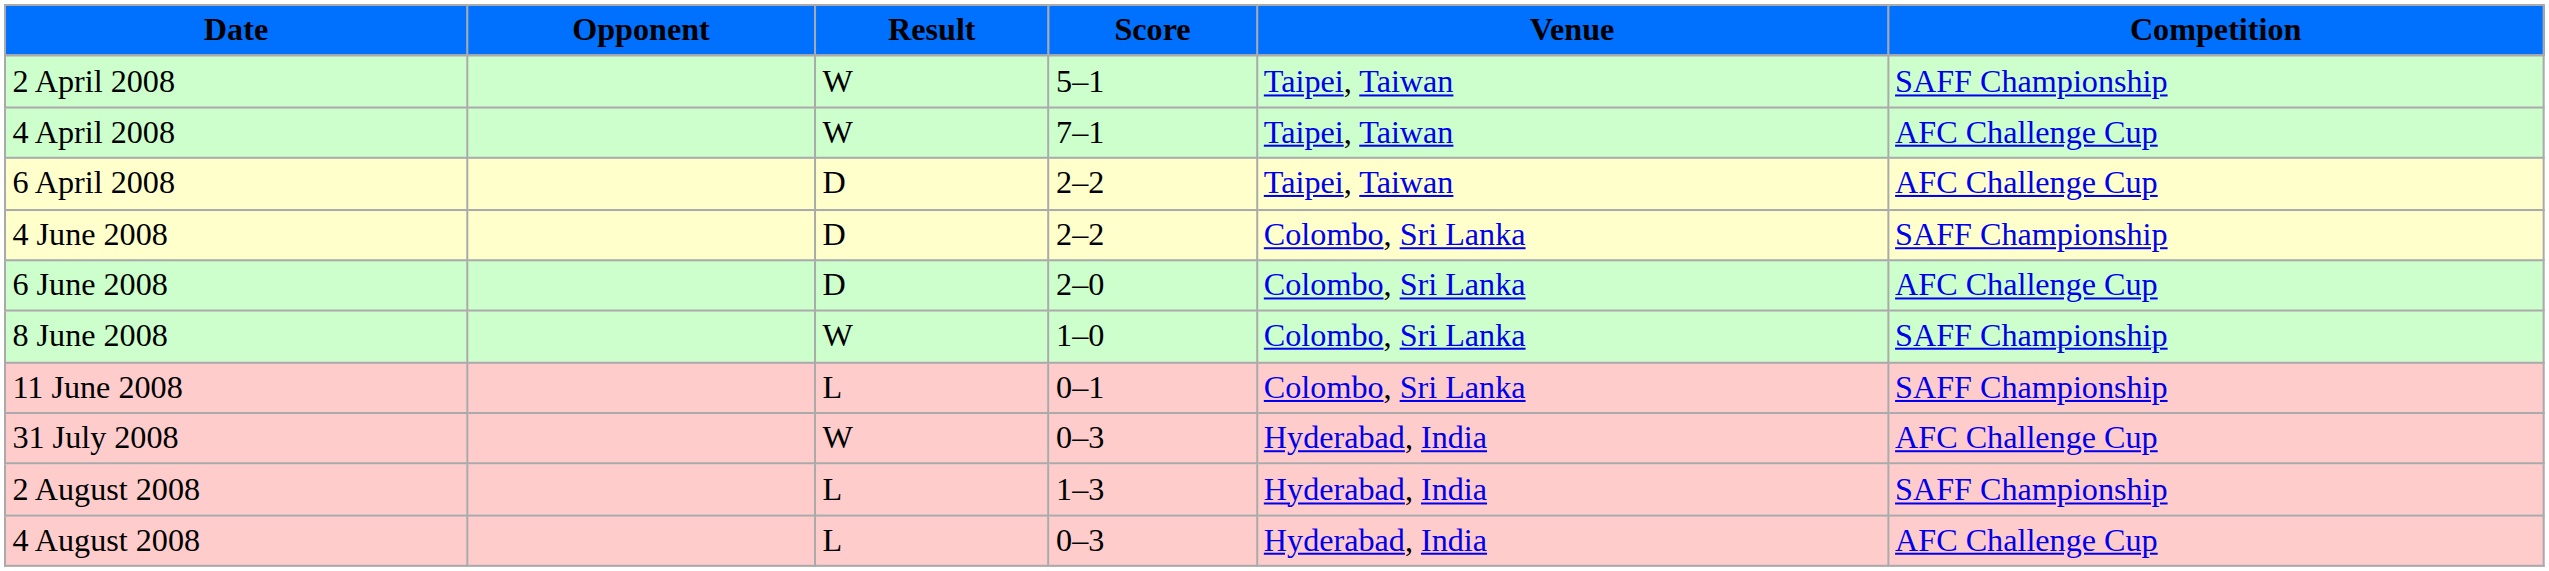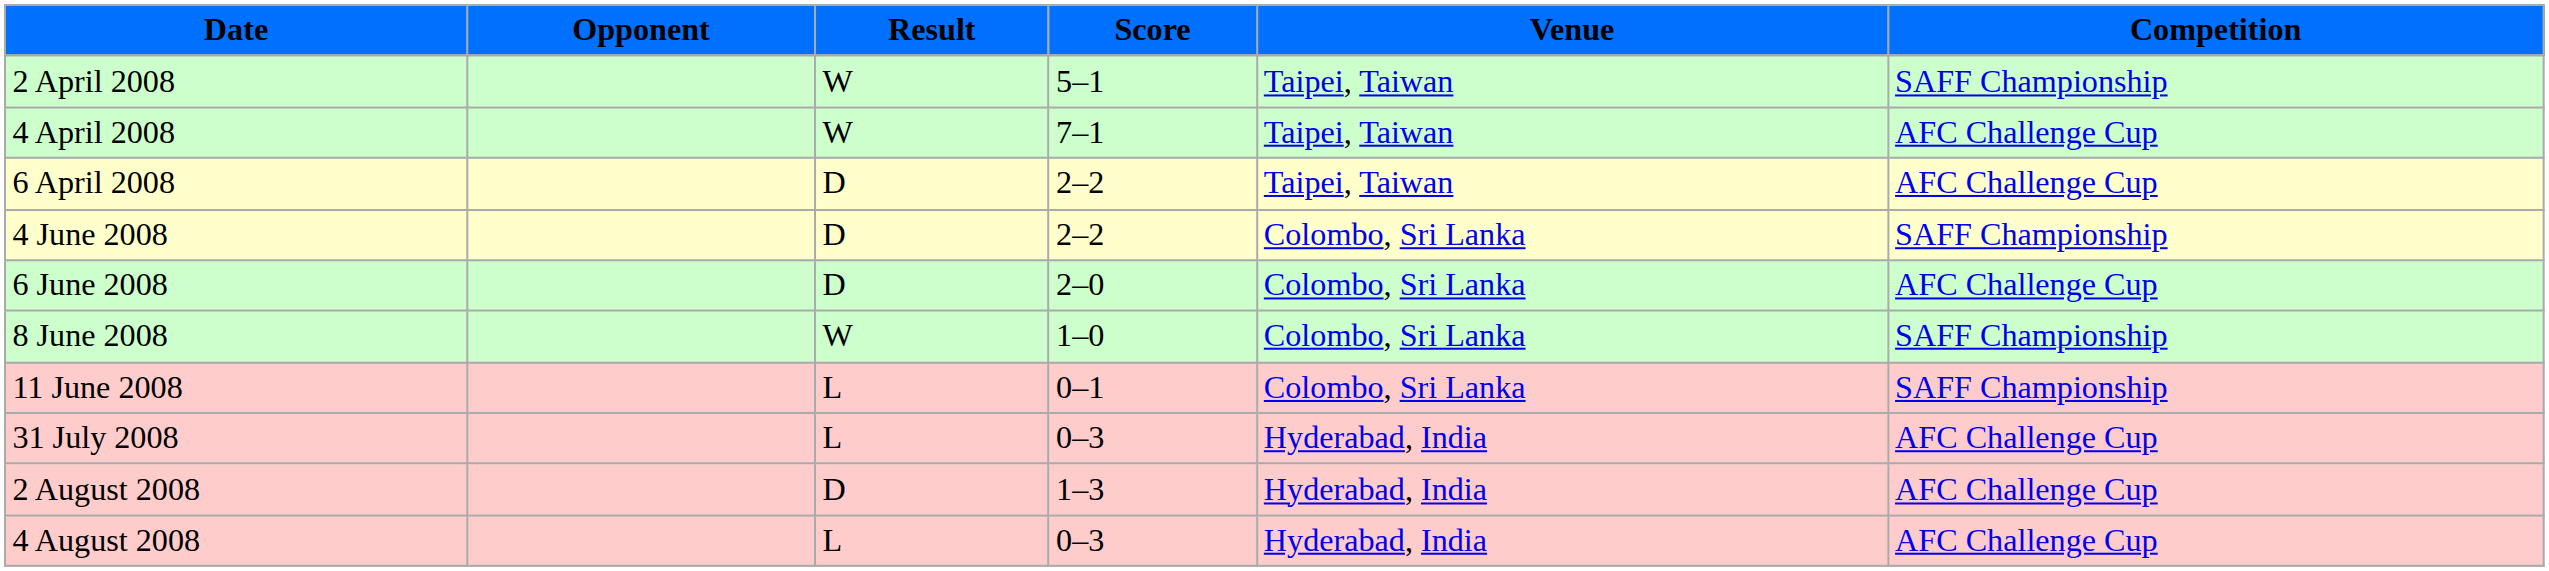(838, 438) W -> (832, 438) L
(832, 489) L -> (834, 489) D
(2031, 489) SAFF Championship -> (2026, 489) AFC Challenge Cup
